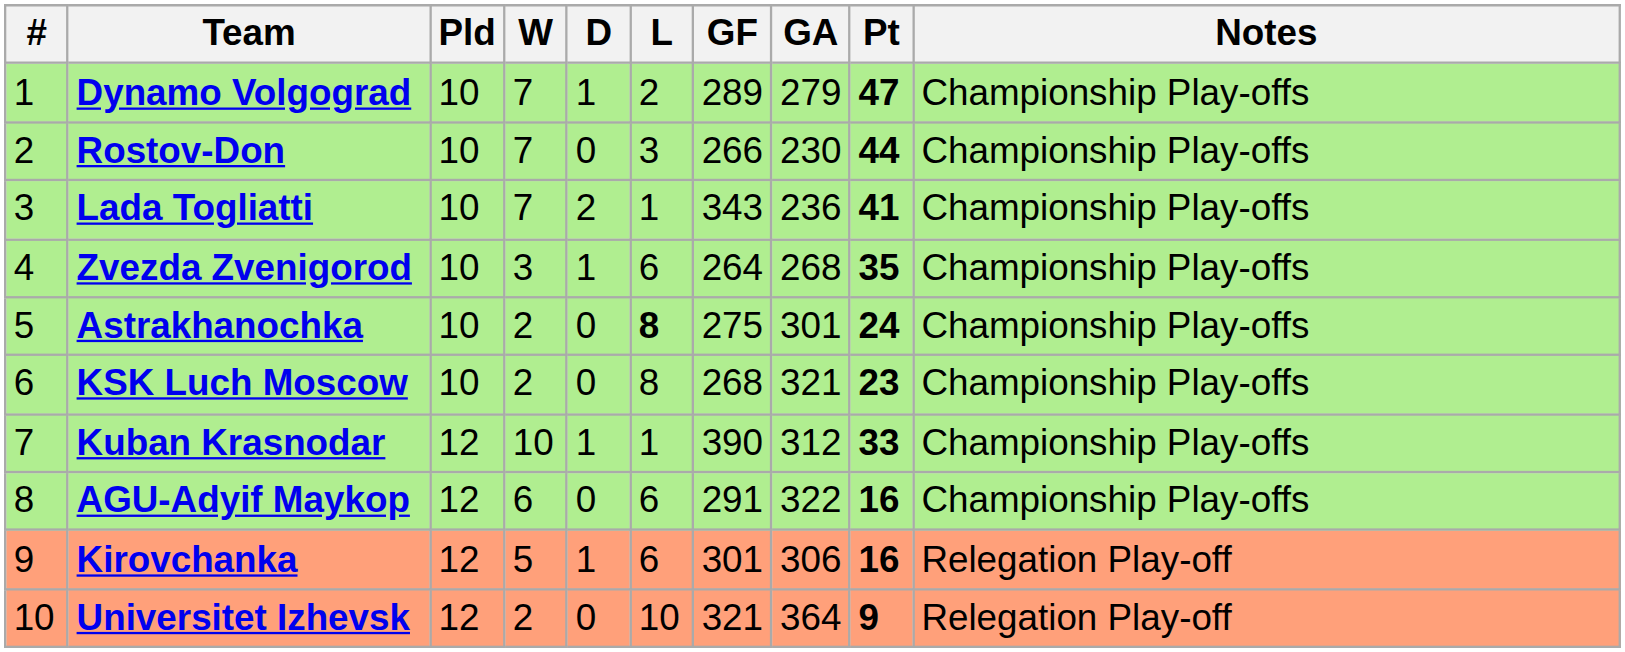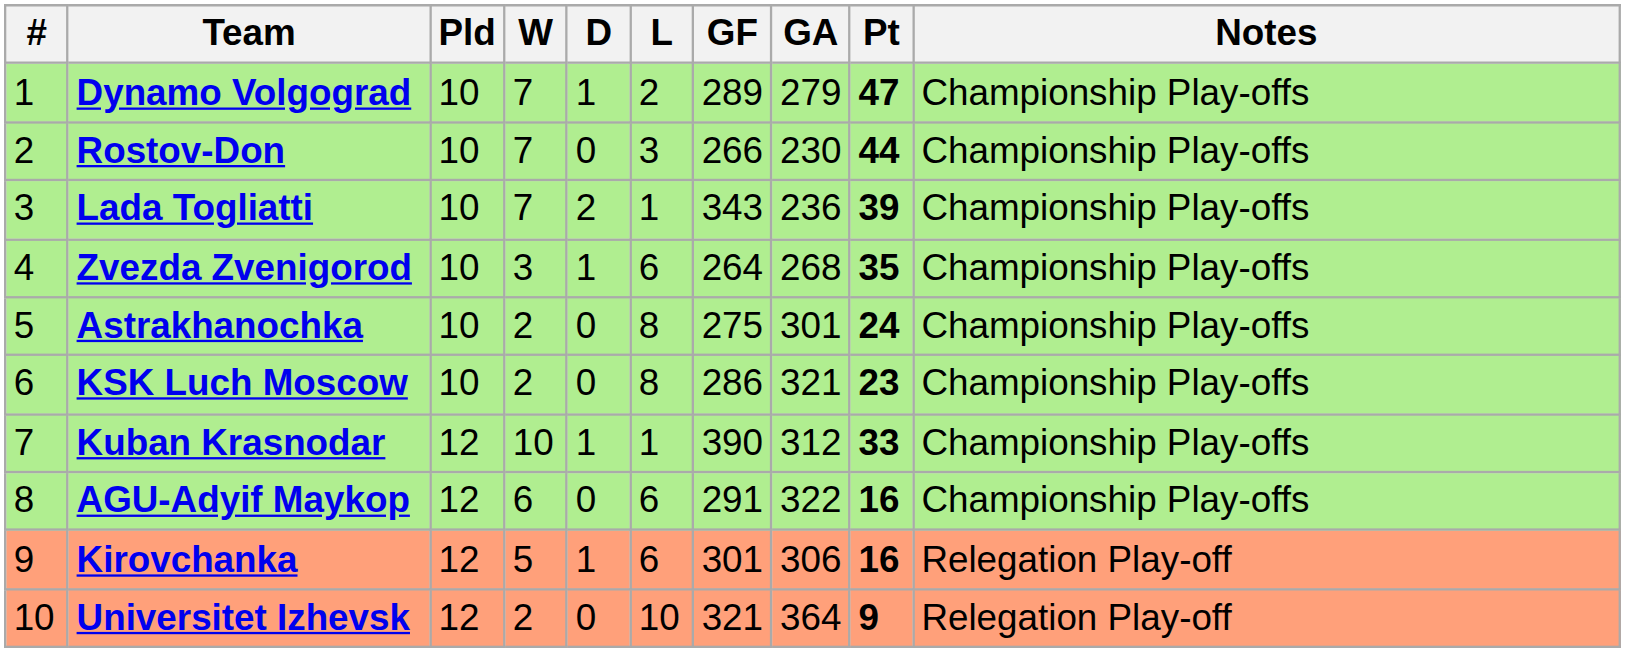(879, 208) 41 -> (879, 208) 39
(649, 325) bold -> (649, 325) normal
(732, 383) 268 -> (732, 383) 286
